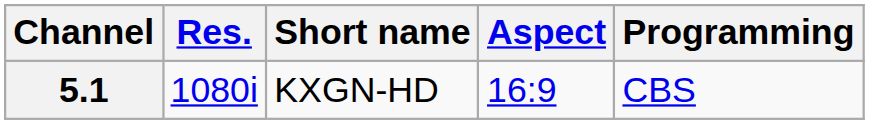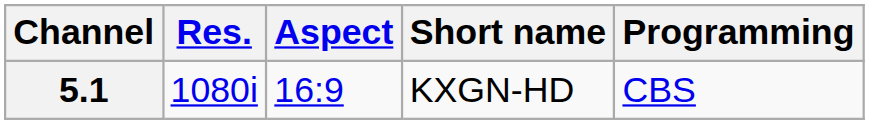columns swapped: (547, 32) <-> (372, 32)
